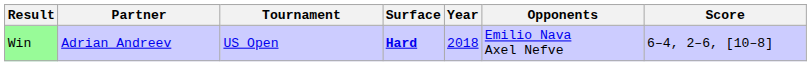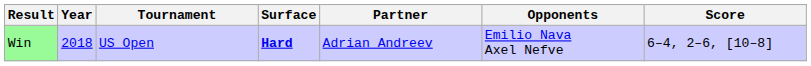columns swapped: (463, 15) <-> (139, 15)
